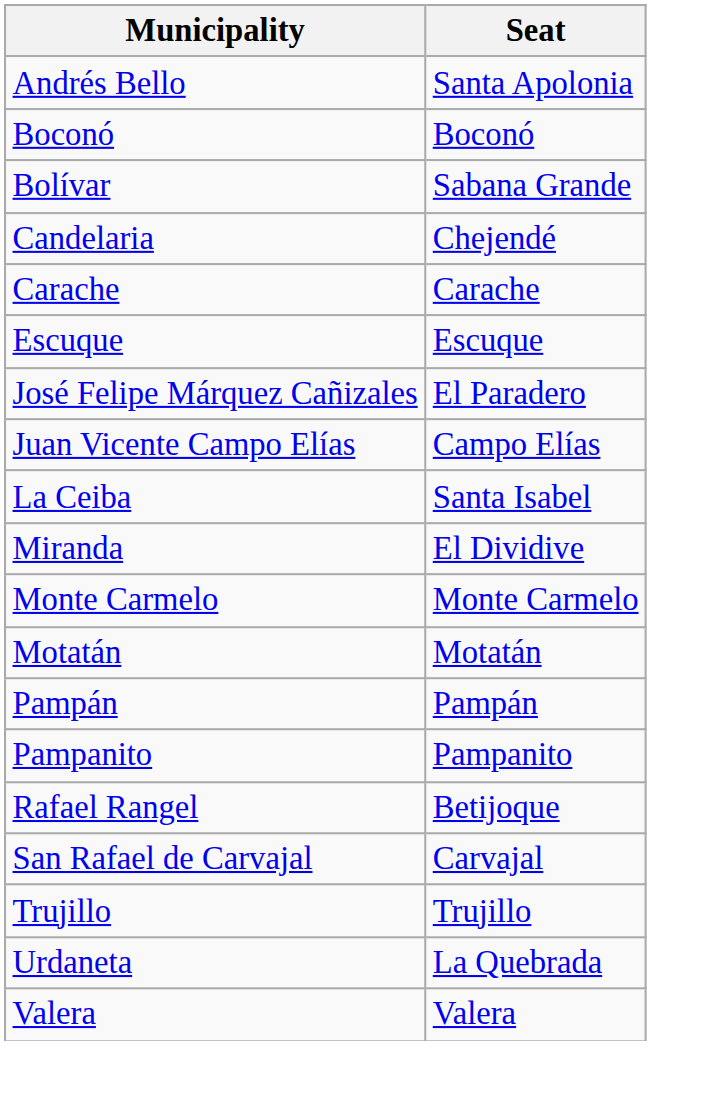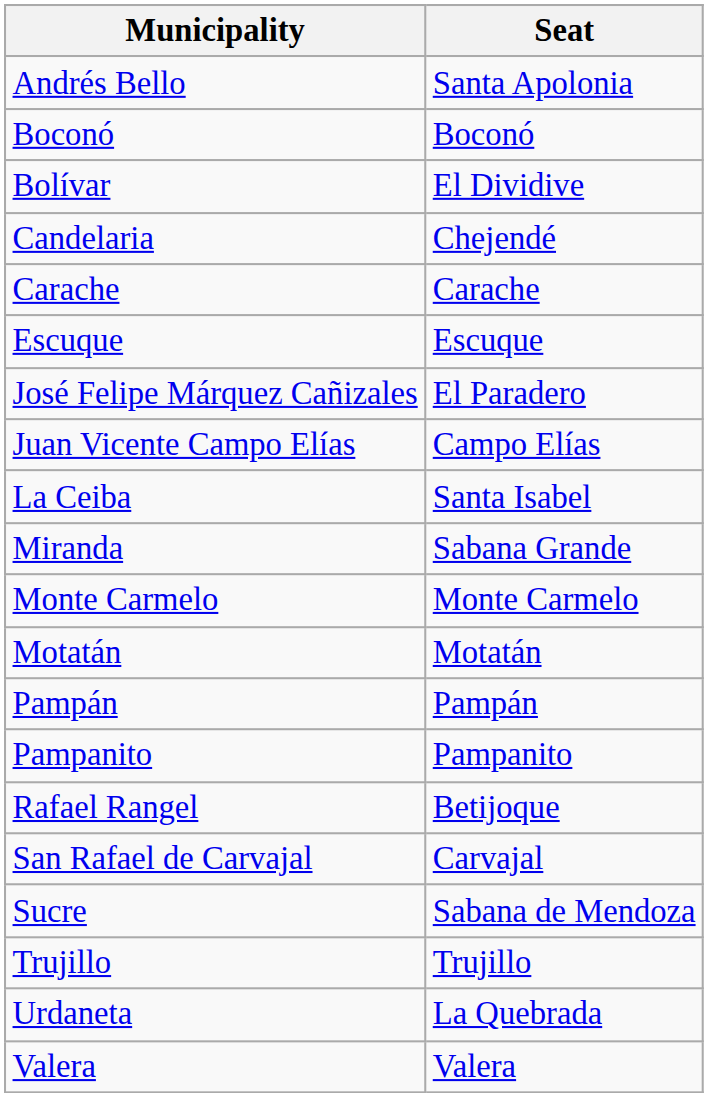(532, 185) Sabana Grande -> (508, 185) El Dividive
(508, 548) El Dividive -> (532, 548) Sabana Grande
+ row: (50, 910)
